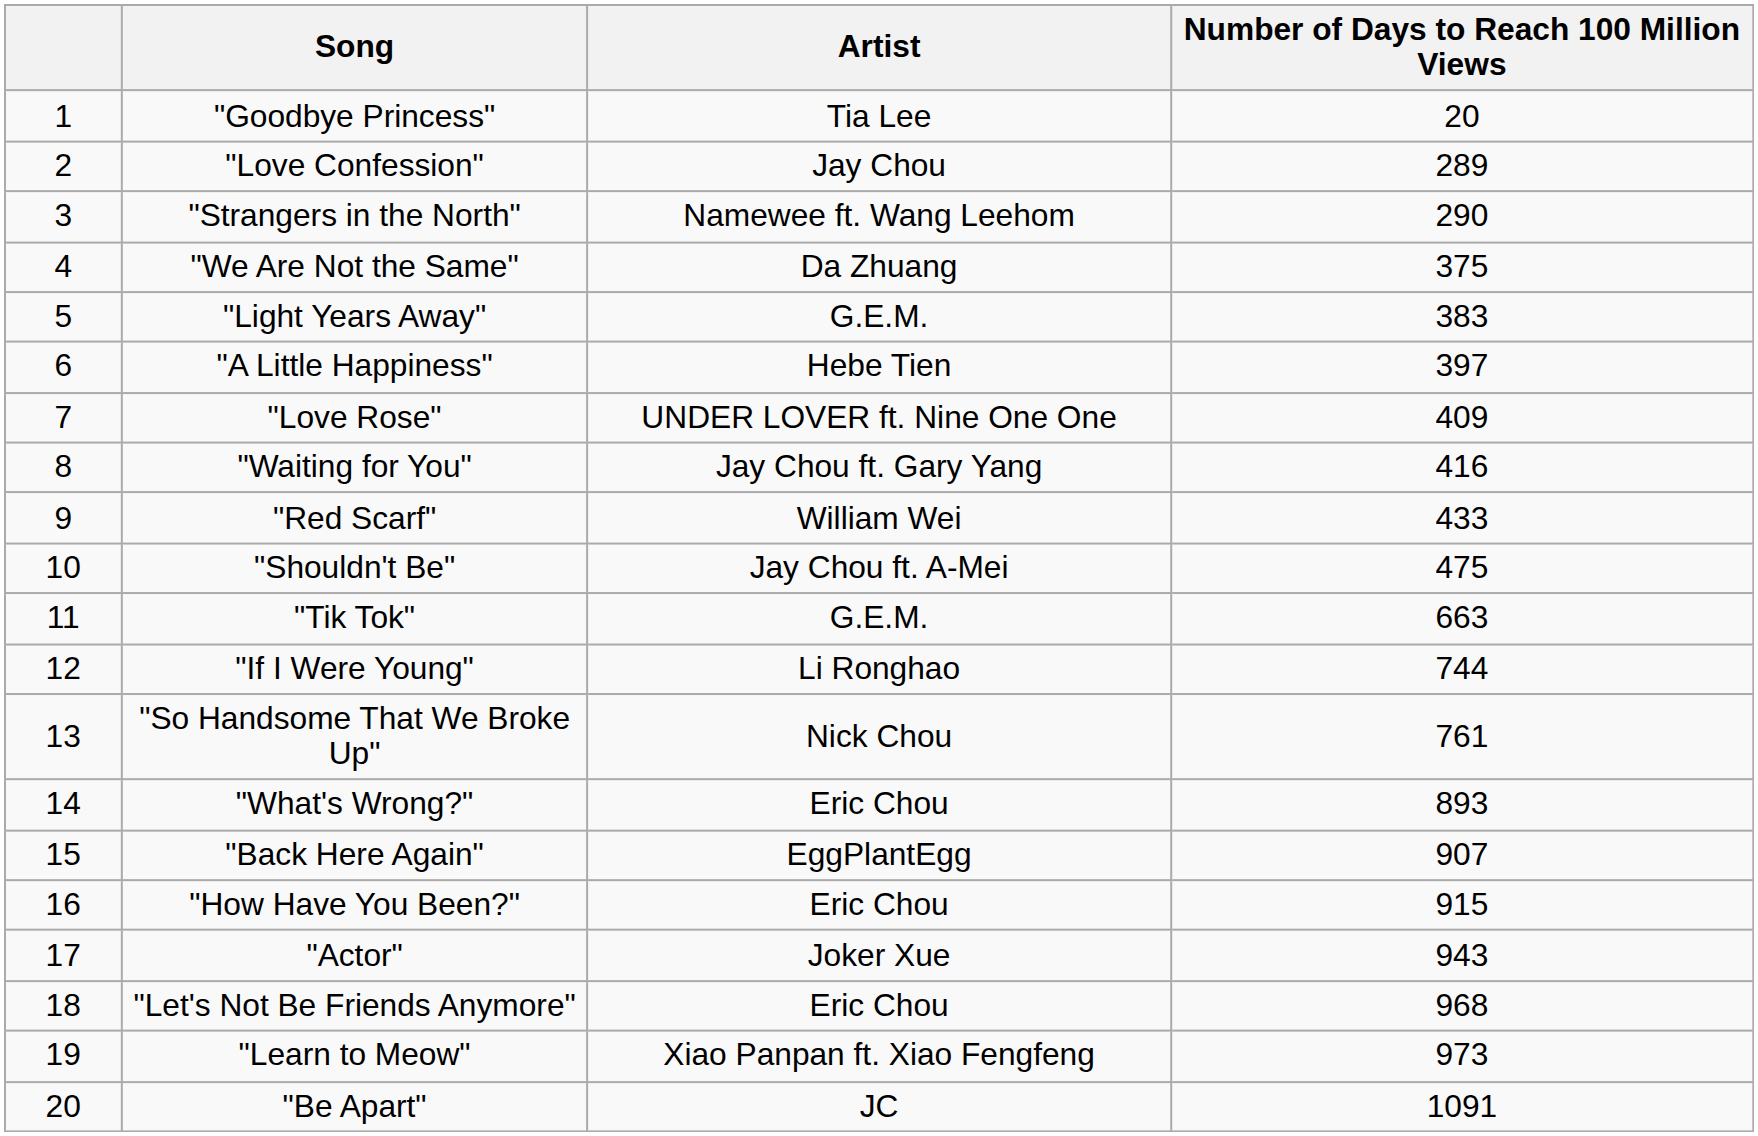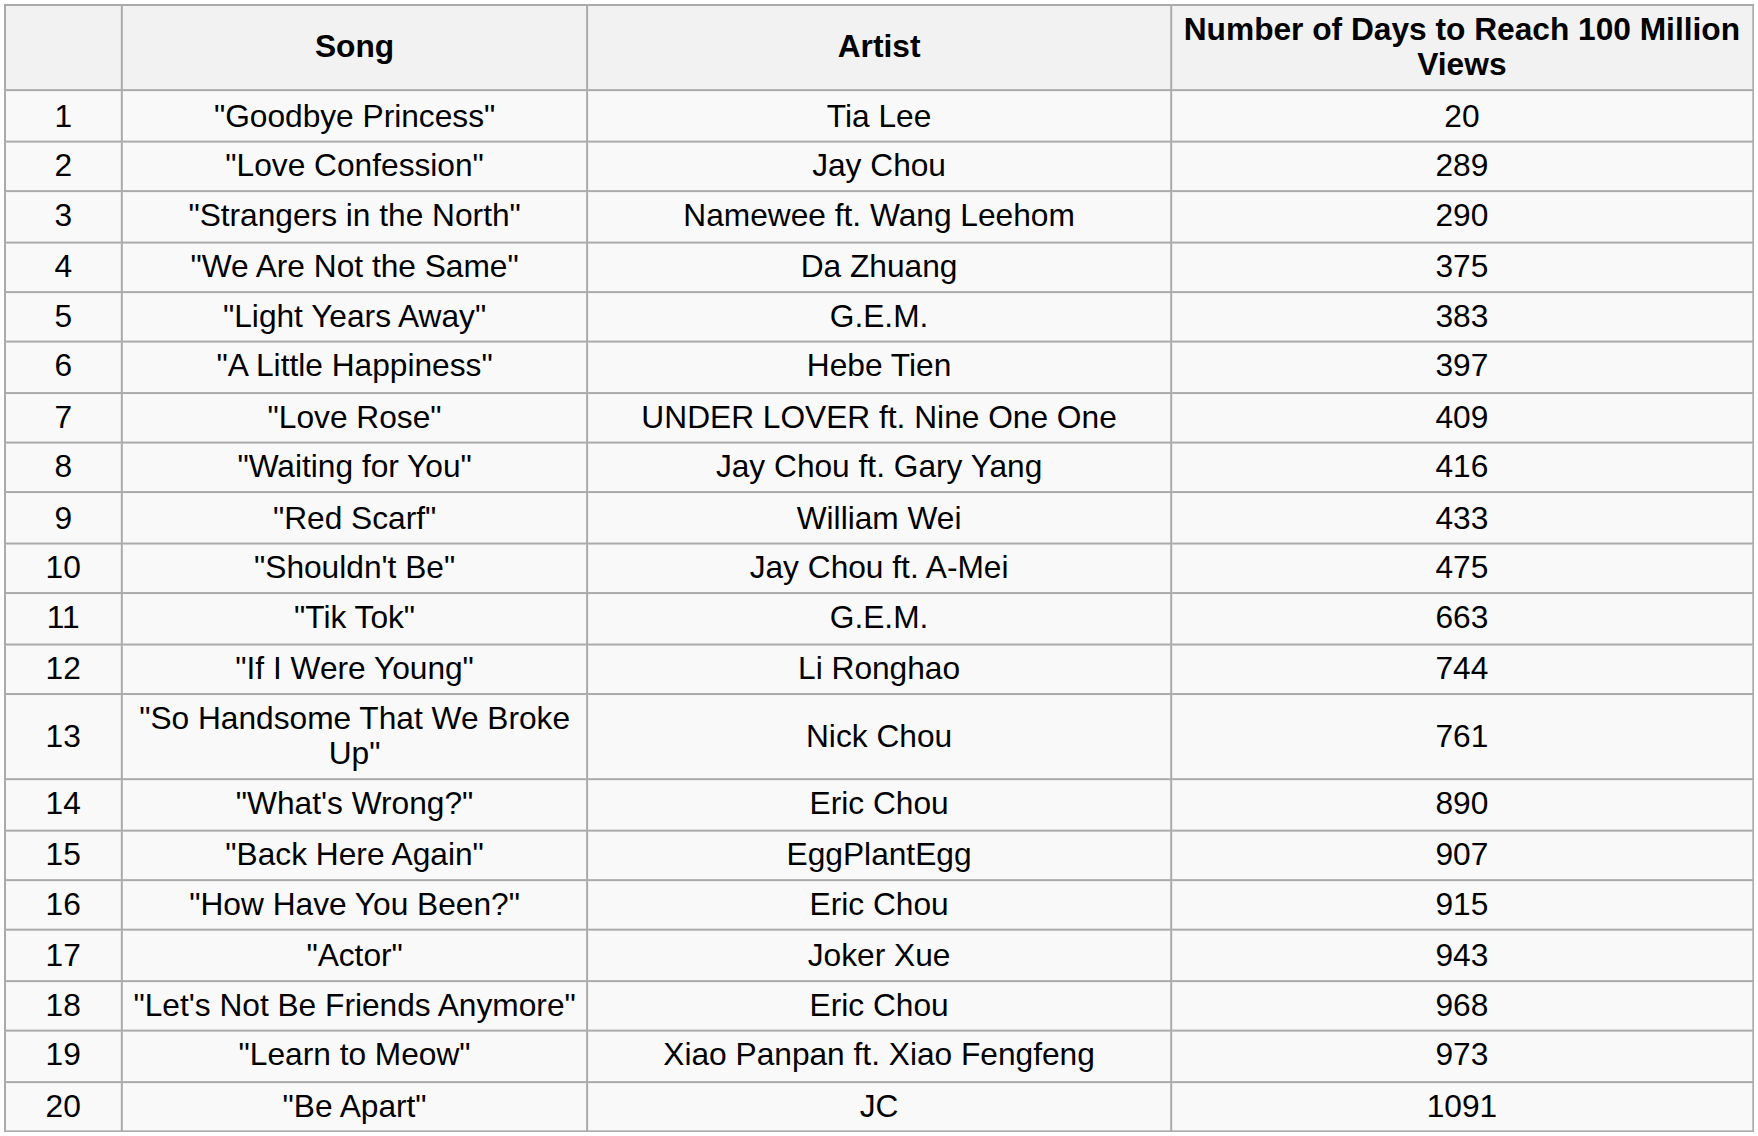(1462, 804) 893 -> (1462, 804) 890
